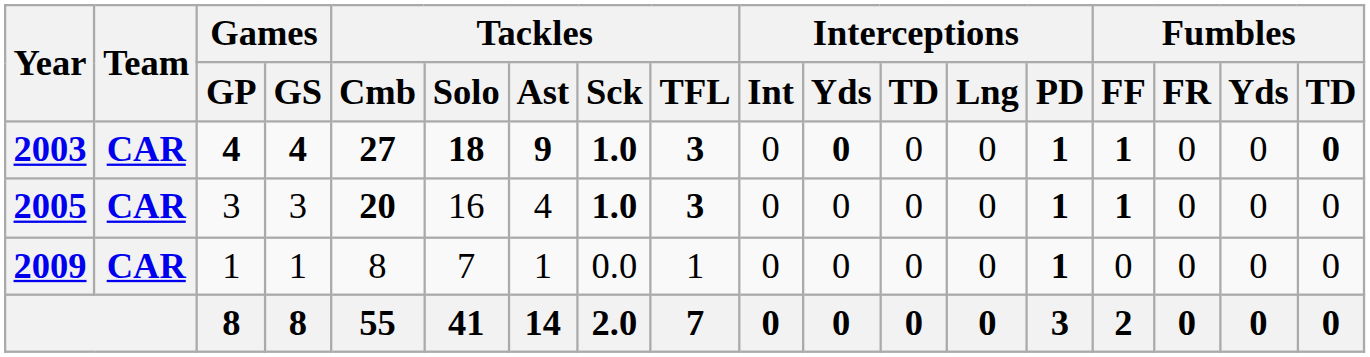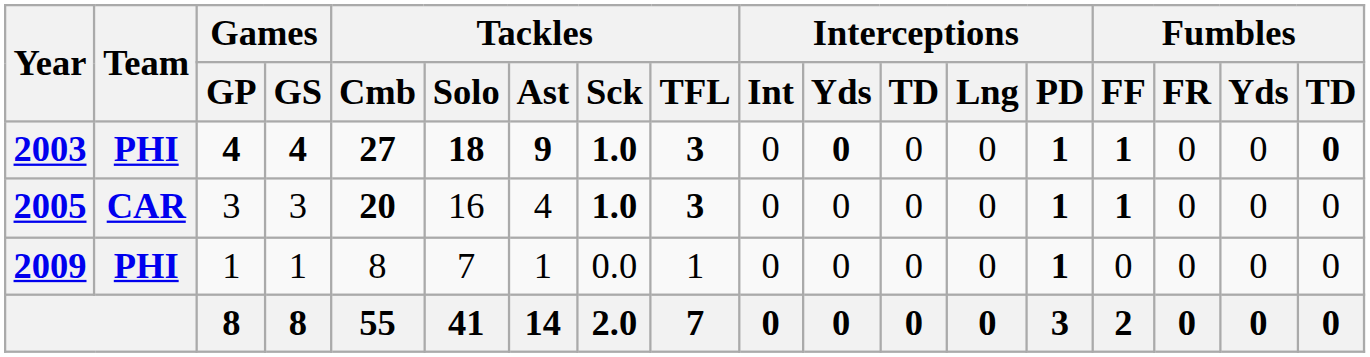(146, 149) CAR -> (146, 149) PHI
(146, 264) CAR -> (146, 264) PHI
